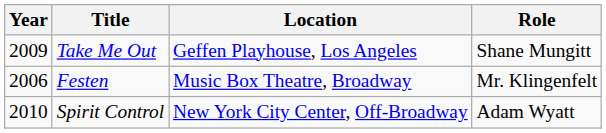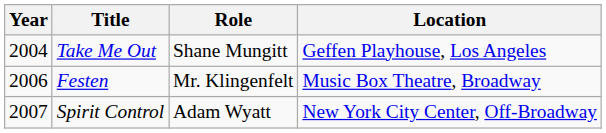columns swapped: (537, 19) <-> (320, 19)
(28, 50) 2009 -> (28, 50) 2004
(28, 111) 2010 -> (28, 111) 2007
